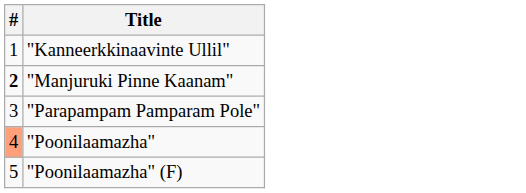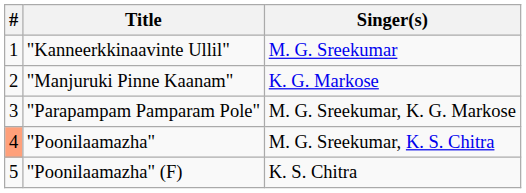+ column: (392, 19)
(14, 81) bold -> (14, 81) normal
